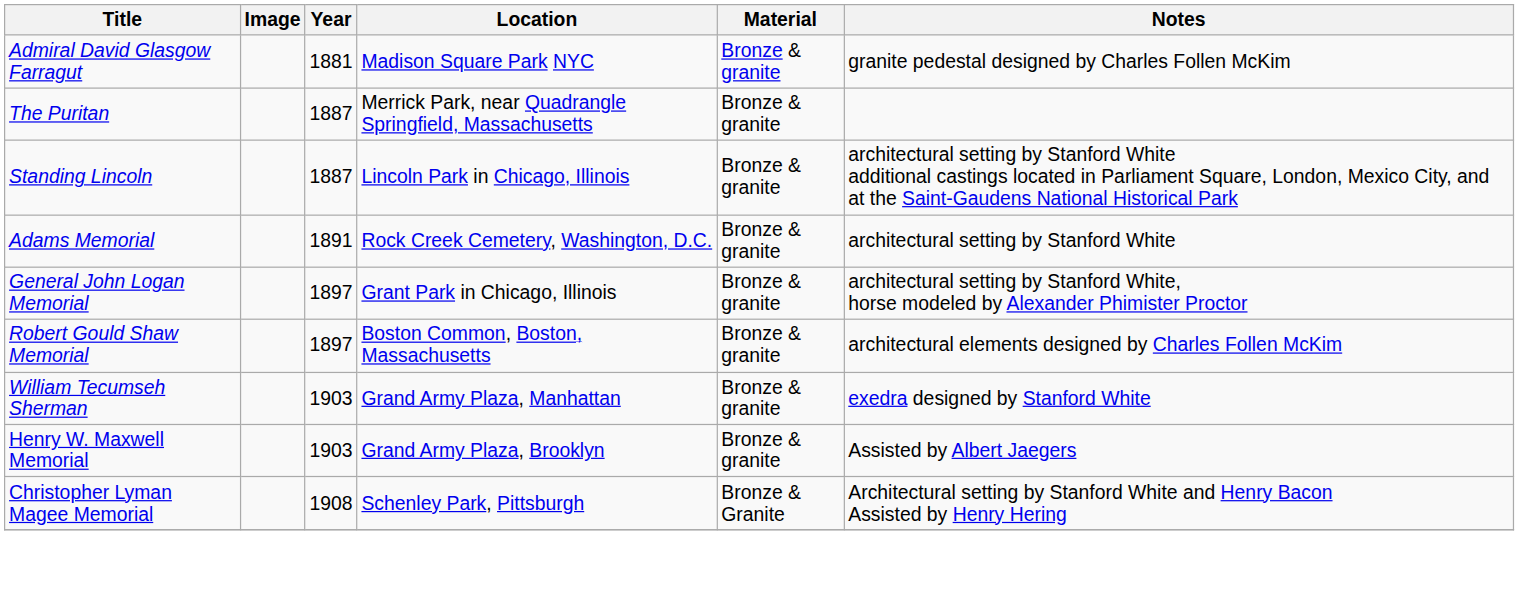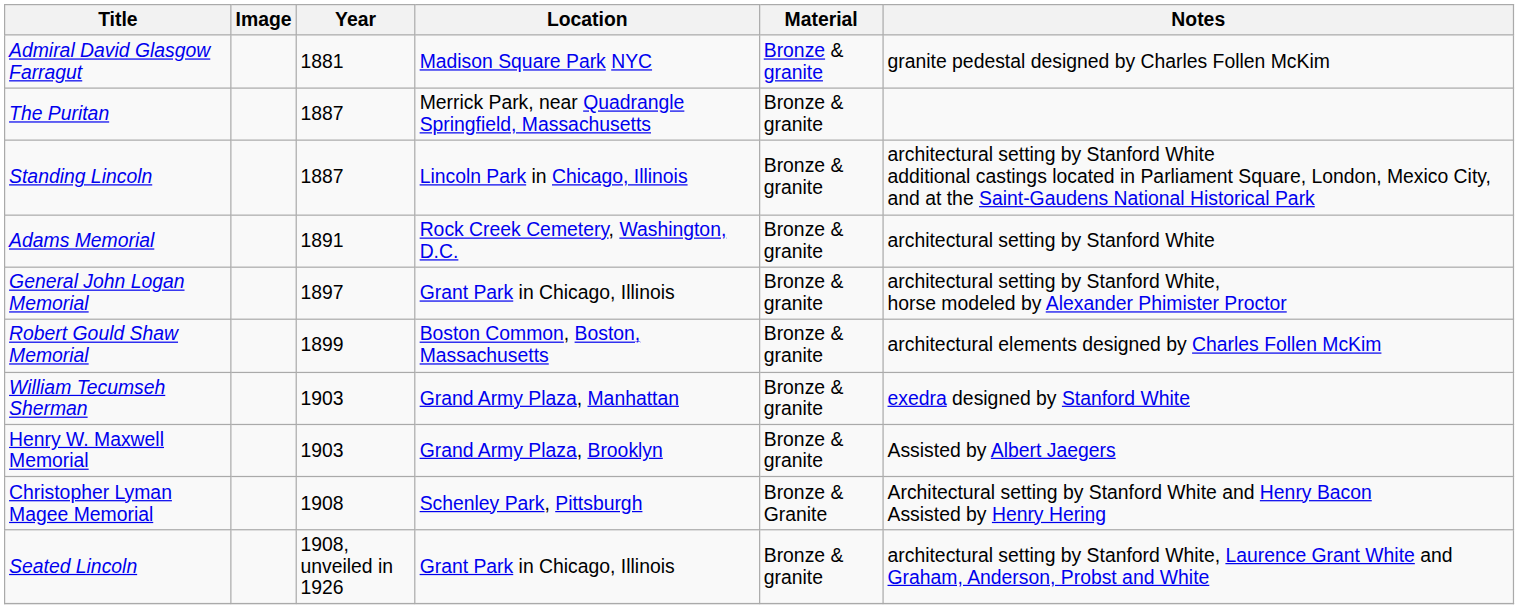(331, 345) 1897 -> (322, 345) 1899
+ row: (73, 566)
